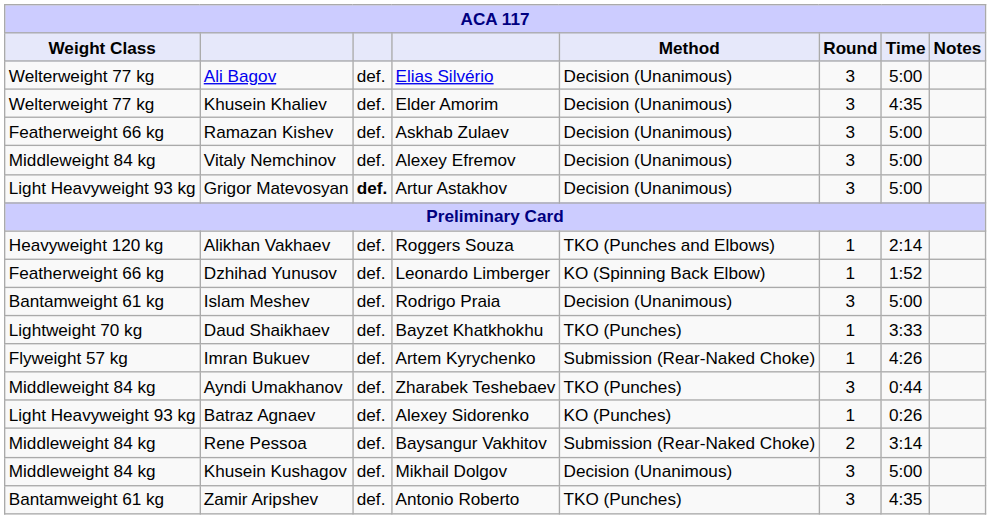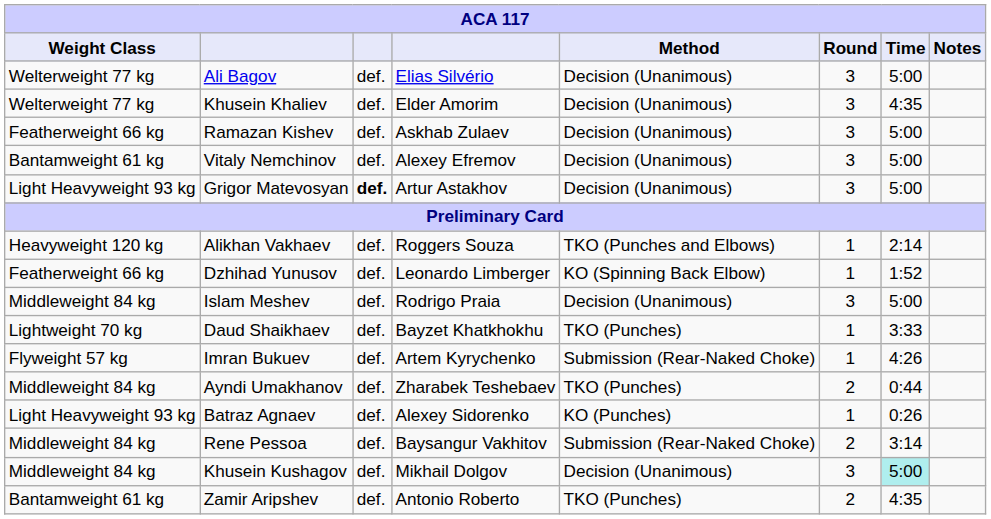(82, 160) Middleweight 84 kg -> (86, 160) Bantamweight 61 kg
(86, 301) Bantamweight 61 kg -> (82, 301) Middleweight 84 kg
(850, 386) 3 -> (850, 386) 2
(906, 471) no background -> (906, 471) paleturquoise background
(850, 499) 3 -> (850, 499) 2
